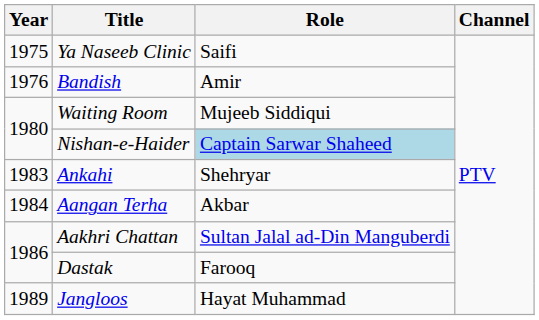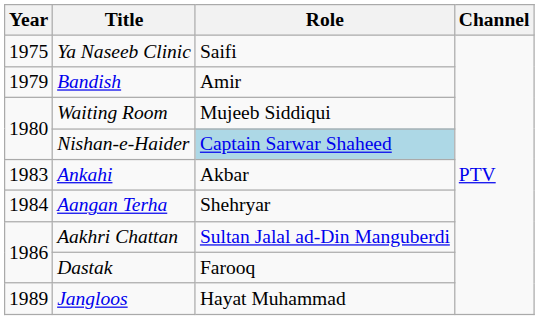(29, 81) 1976 -> (29, 81) 1979
(235, 174) Shehryar -> (224, 174) Akbar
(224, 205) Akbar -> (235, 205) Shehryar
